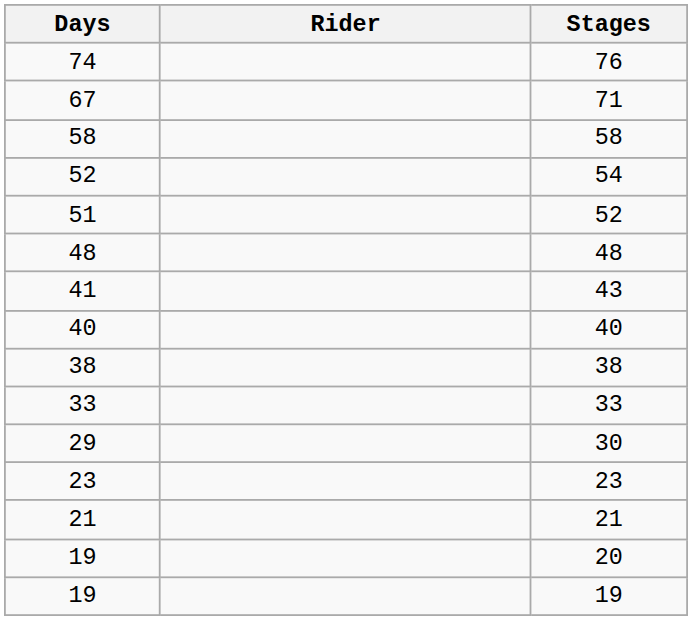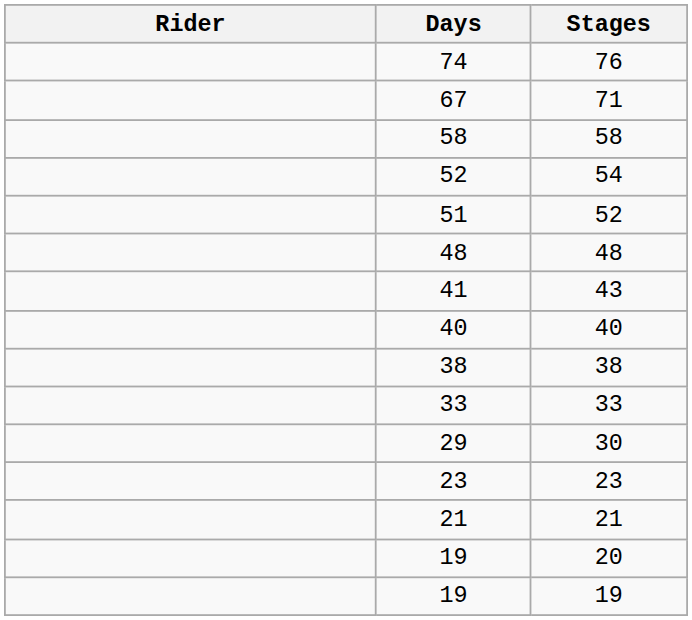columns swapped: (346, 24) <-> (82, 24)
